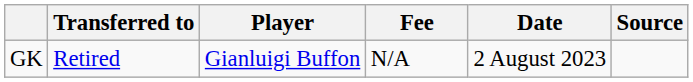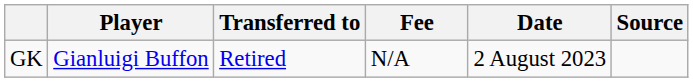columns swapped: (283, 22) <-> (124, 22)
